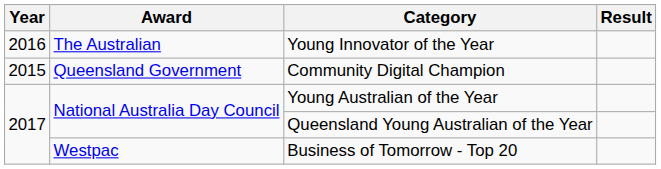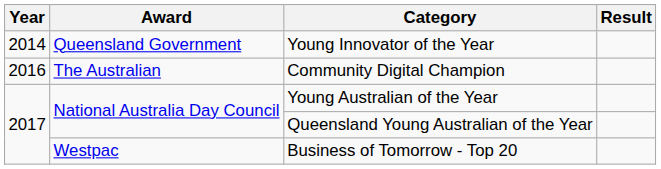(27, 44) 2016 -> (27, 44) 2014
(107, 44) The Australian -> (147, 44) Queensland Government
(27, 71) 2015 -> (27, 71) 2016
(147, 71) Queensland Government -> (107, 71) The Australian
